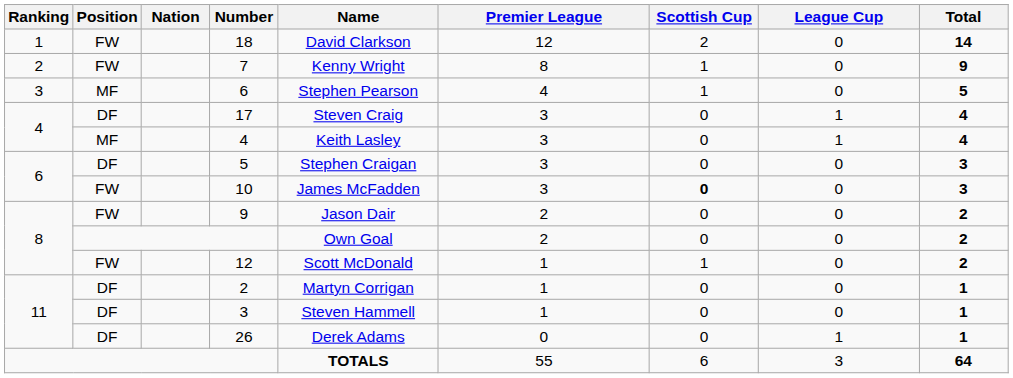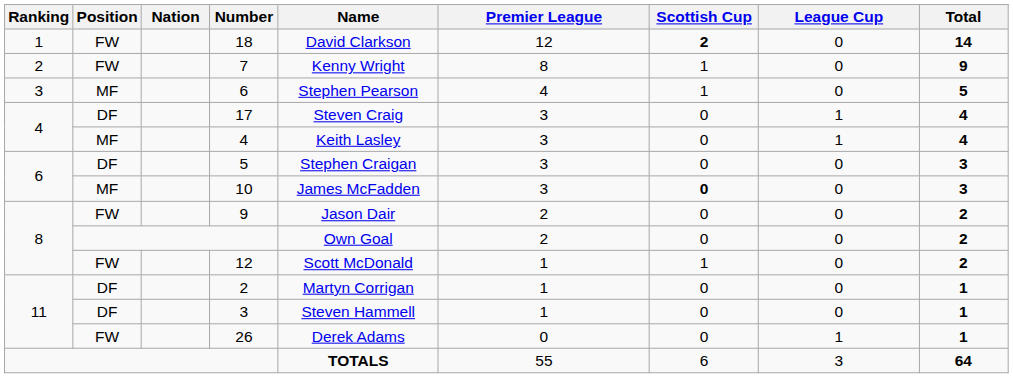(704, 42) normal -> (704, 42) bold
(107, 189) FW -> (107, 189) MF
(107, 336) DF -> (107, 336) FW
